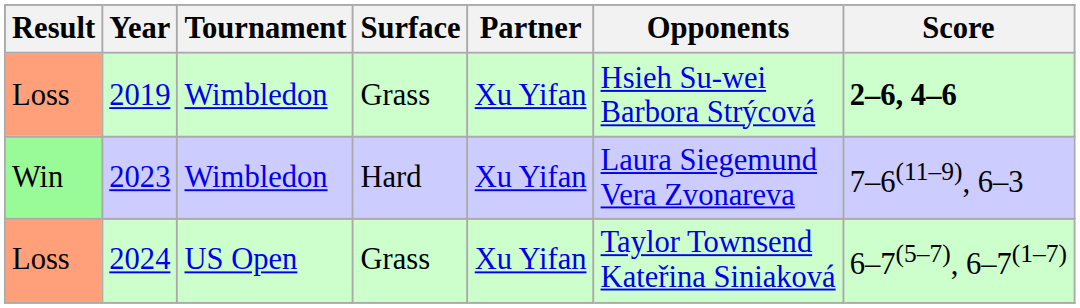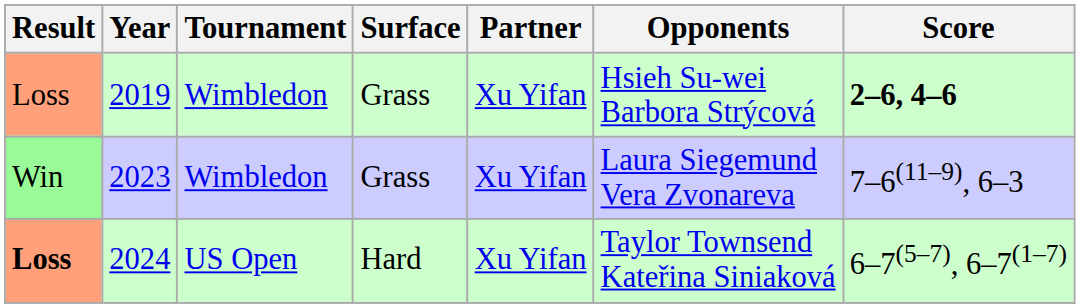(391, 177) Hard -> (395, 177) Grass
(41, 260) normal -> (42, 260) bold
(395, 260) Grass -> (391, 260) Hard
